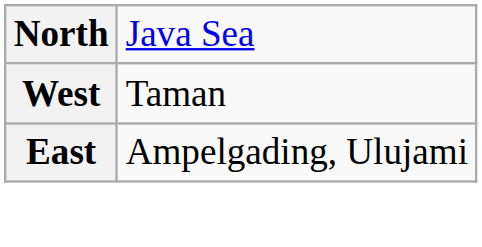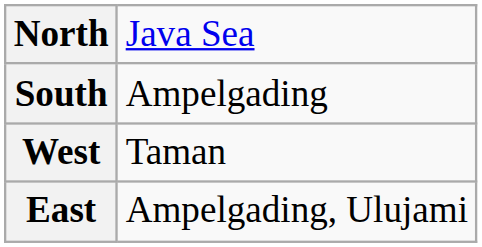+ row: (61, 92)
